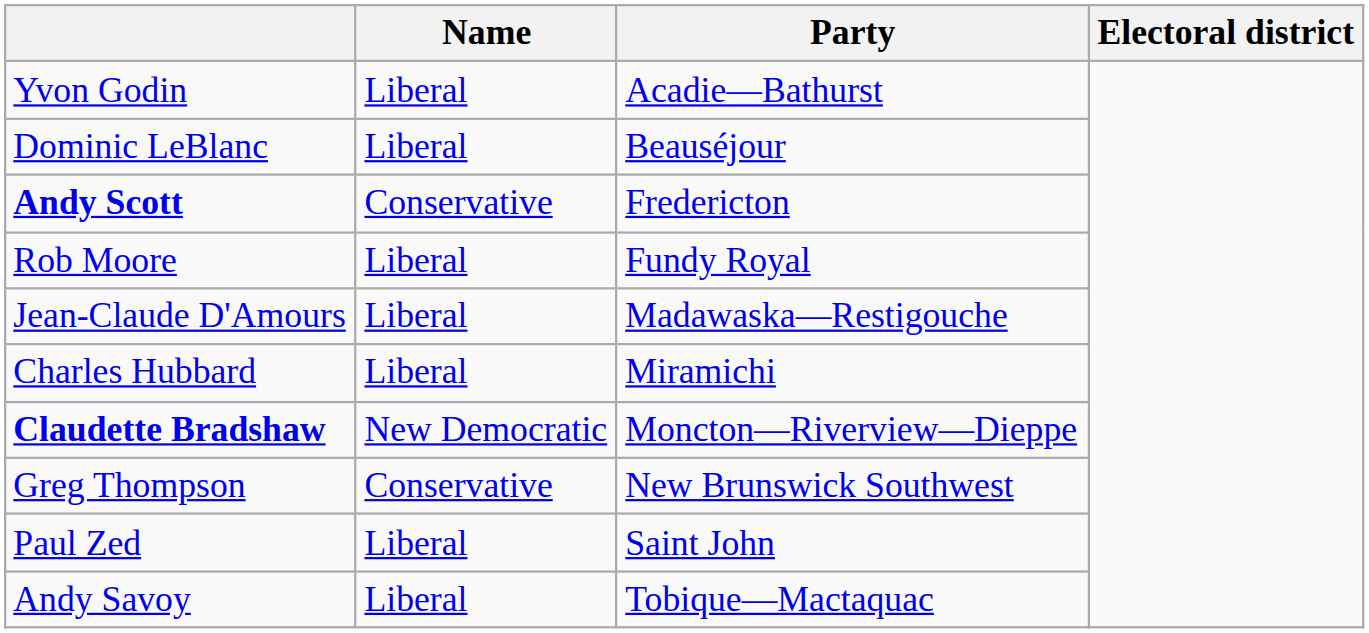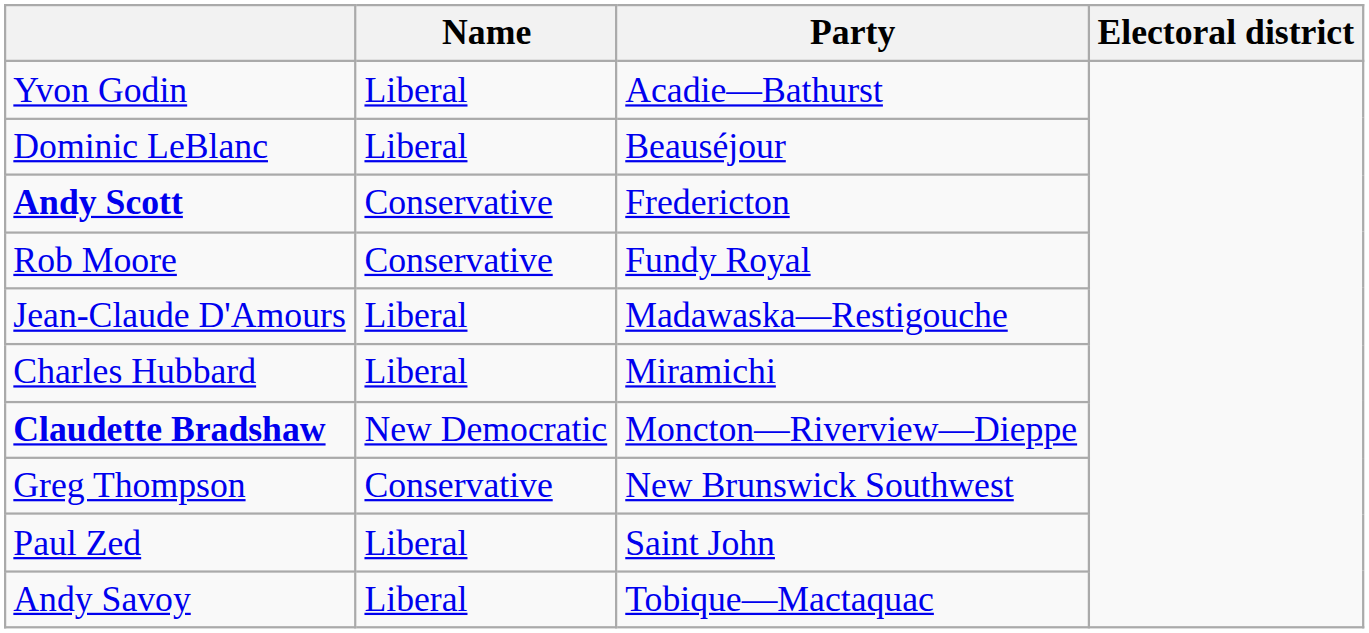(416, 259) Liberal -> (459, 259) Conservative
